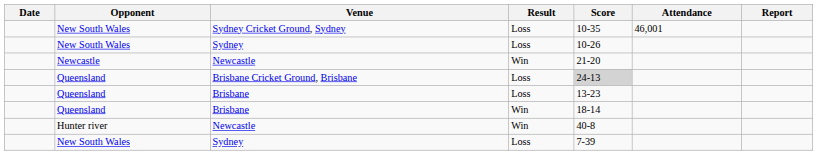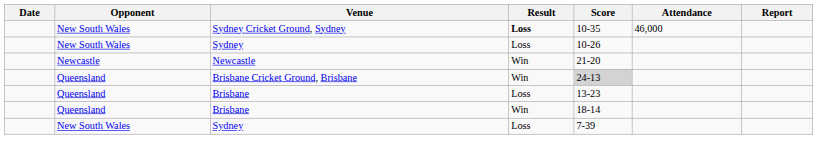(521, 28) normal -> (521, 28) bold
(648, 28) 46,001 -> (648, 28) 46,000
(521, 77) Loss -> (520, 77) Win
- row: (82, 126)
